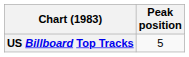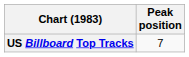(160, 43) 5 -> (160, 43) 7
